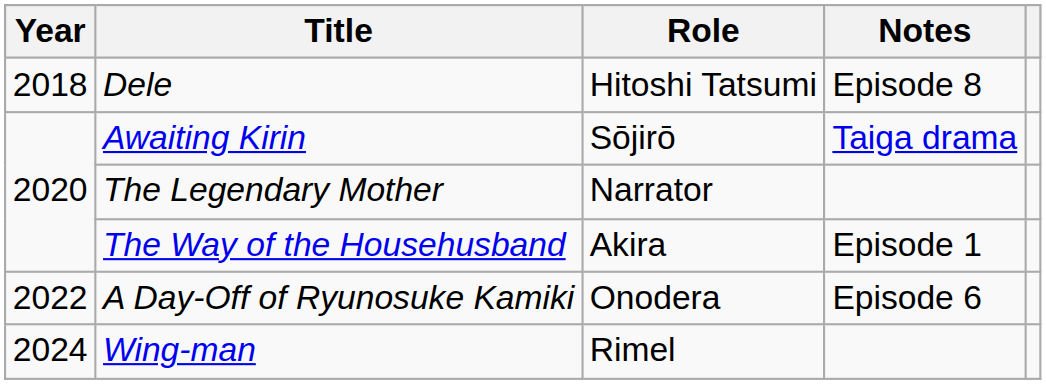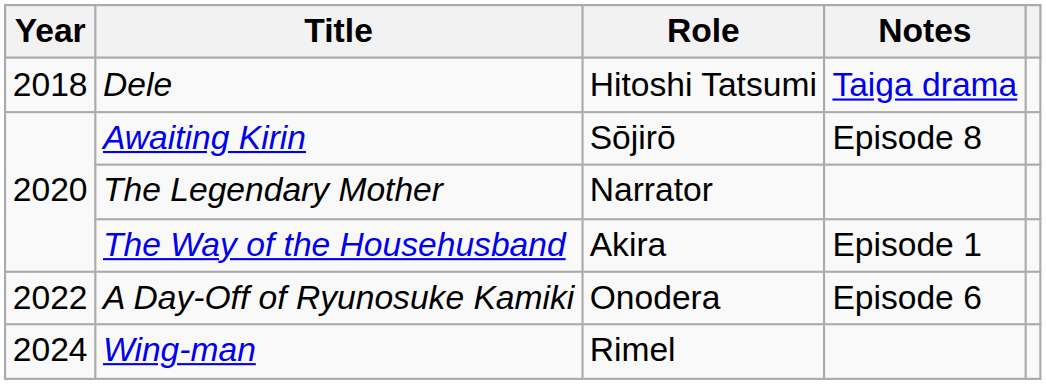(907, 84) Episode 8 -> (925, 84) Taiga drama
(925, 137) Taiga drama -> (907, 137) Episode 8
